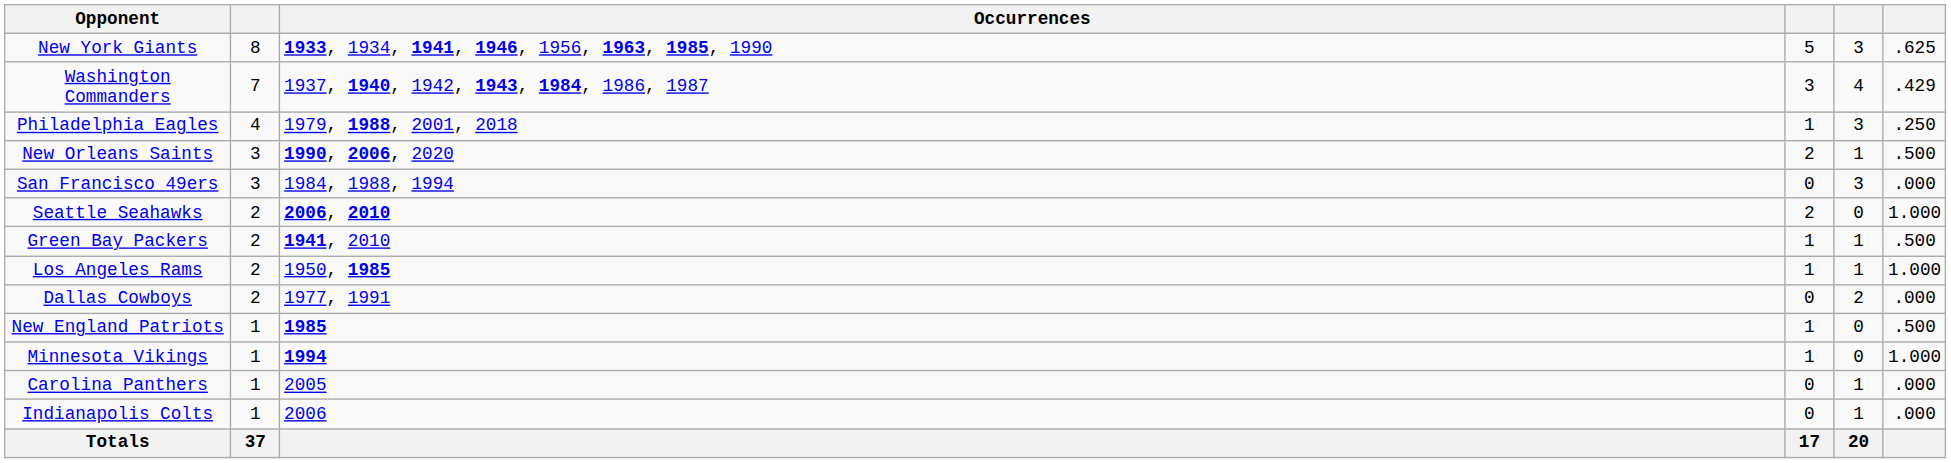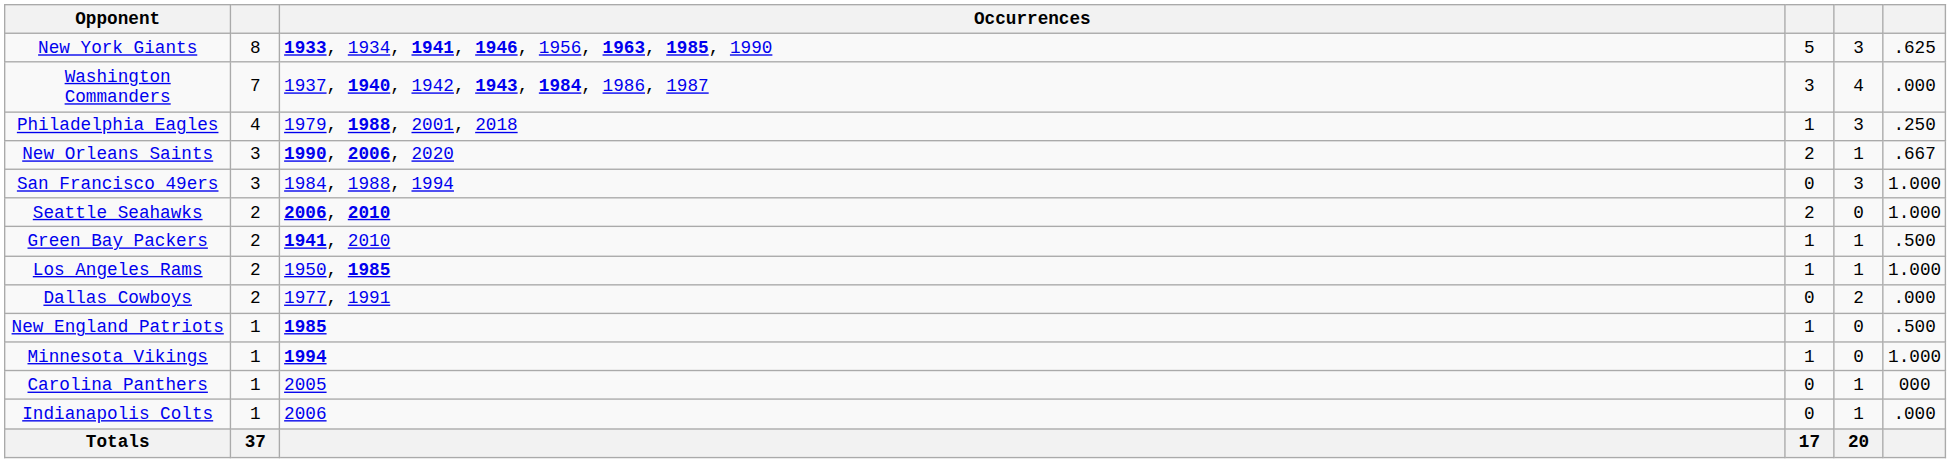(1915, 87) .429 -> (1915, 87) .000
(1915, 155) .500 -> (1915, 155) .667
(1915, 184) .000 -> (1915, 184) 1.000
(1915, 385) .000 -> (1915, 385) 000
